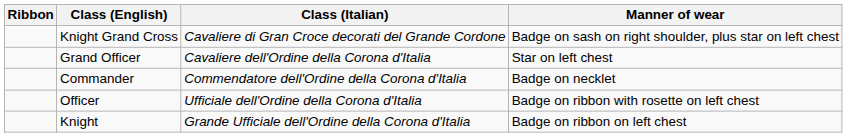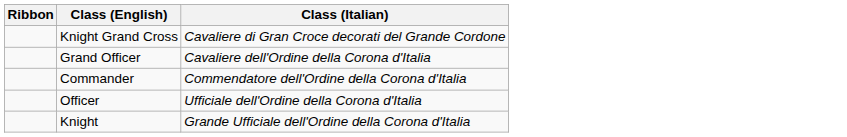- column: (675, 15)
